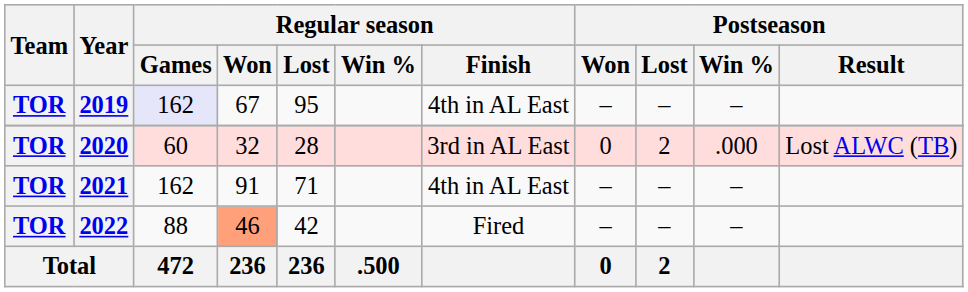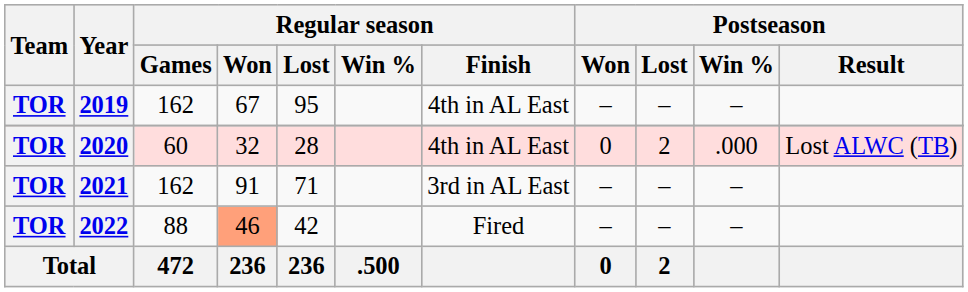(176, 105) lavender background -> (176, 105) no background
(498, 145) 3rd in AL East -> (498, 145) 4th in AL East
(498, 186) 4th in AL East -> (498, 186) 3rd in AL East
